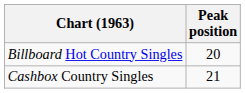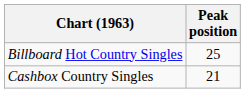(213, 54) 20 -> (213, 54) 25
